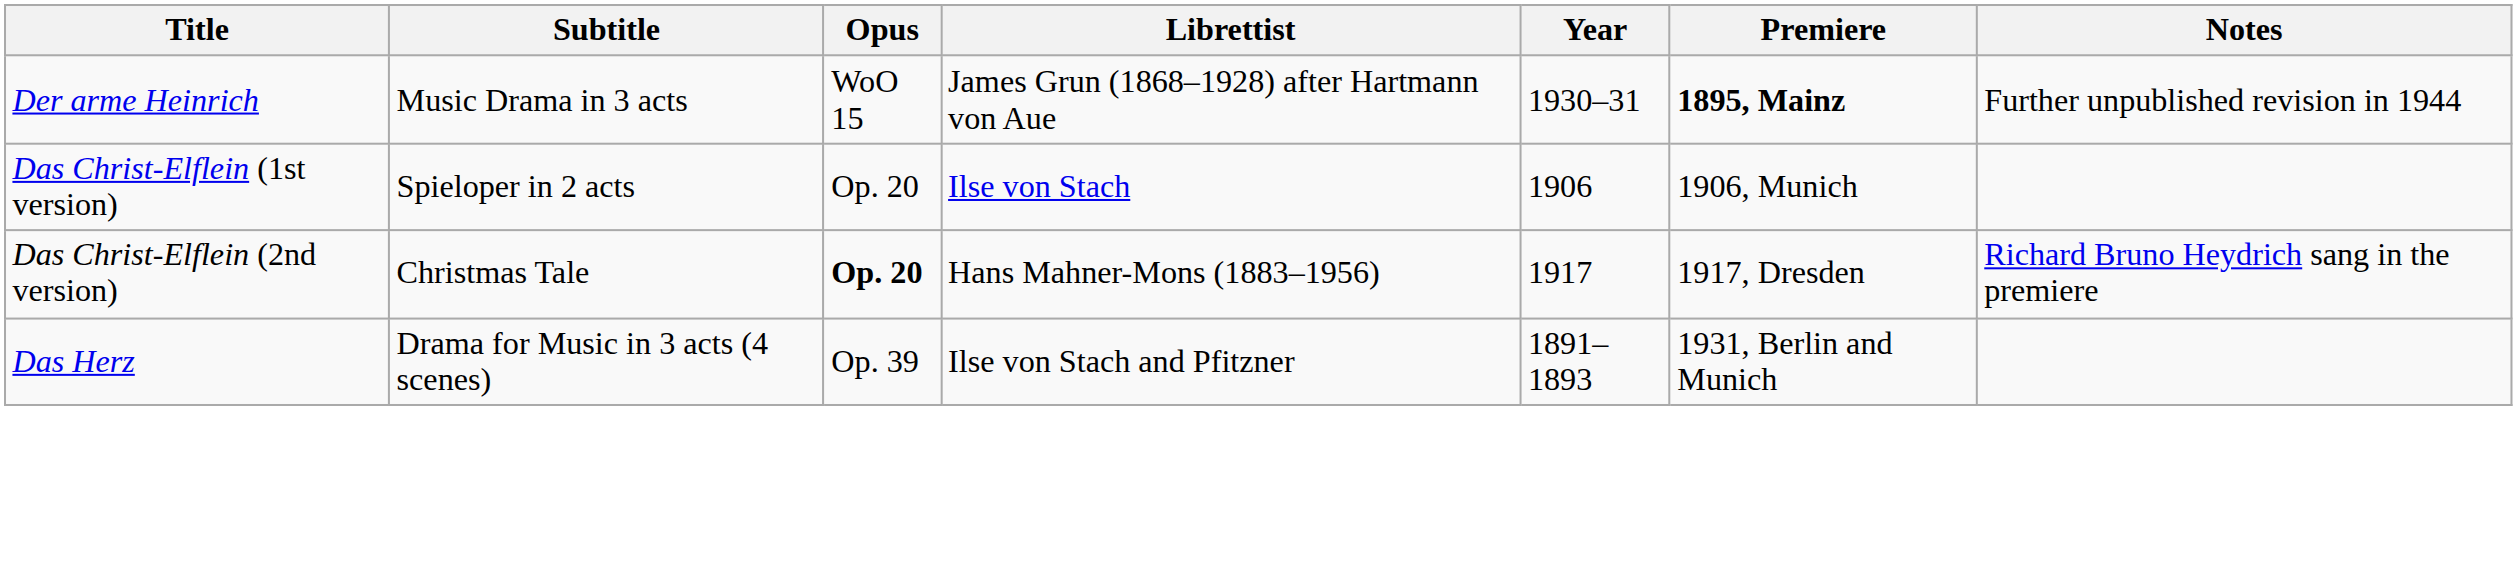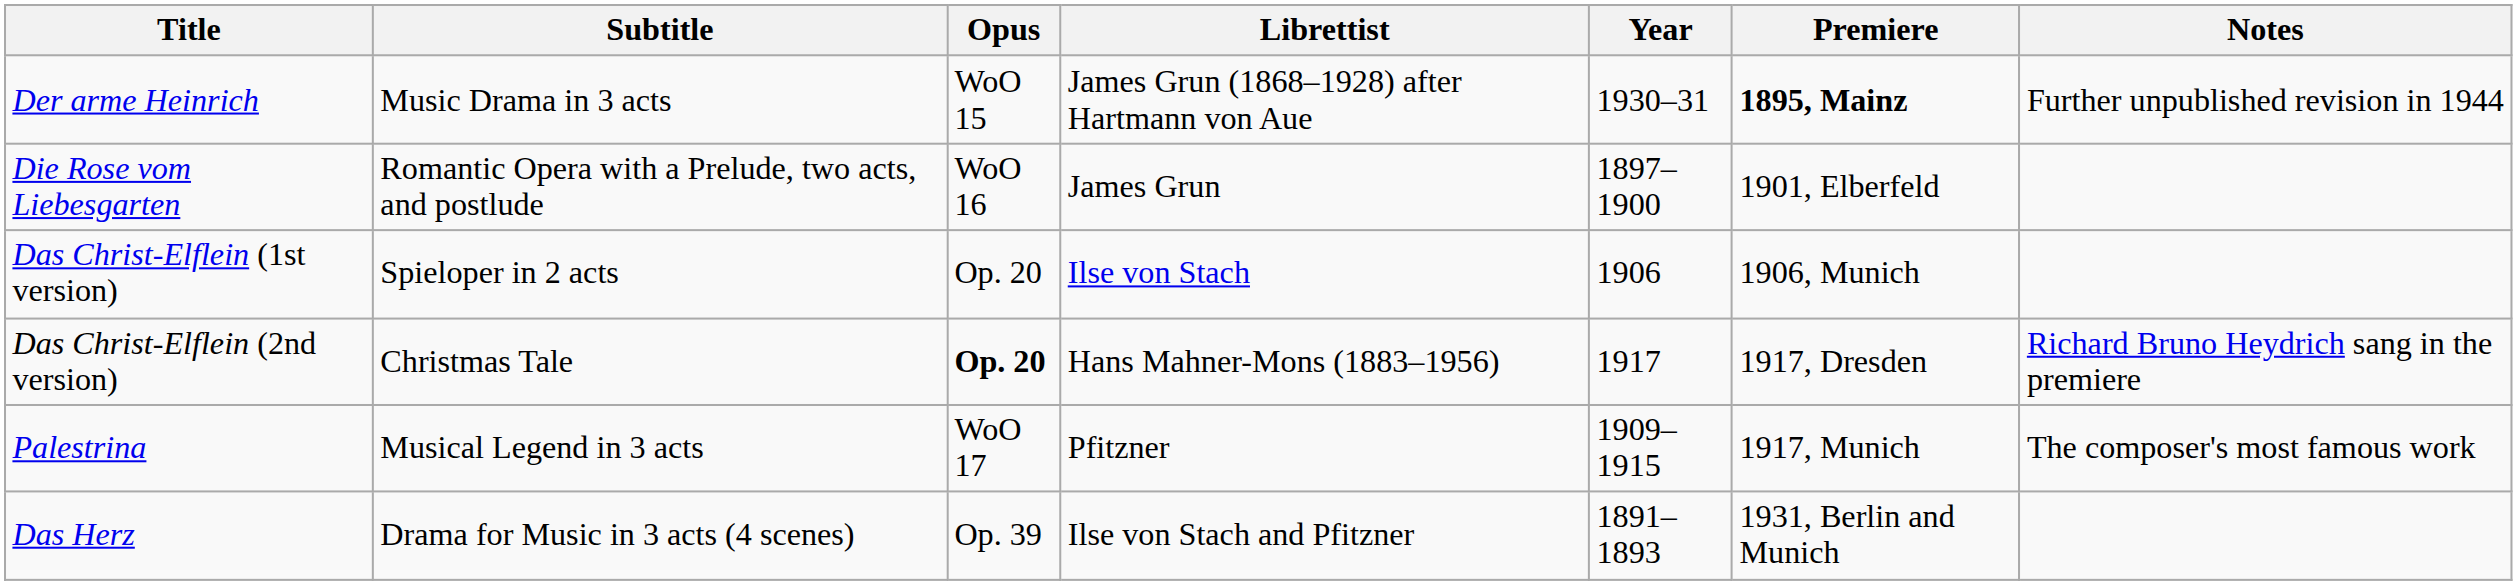+ row: (102, 186)
+ row: (79, 447)
